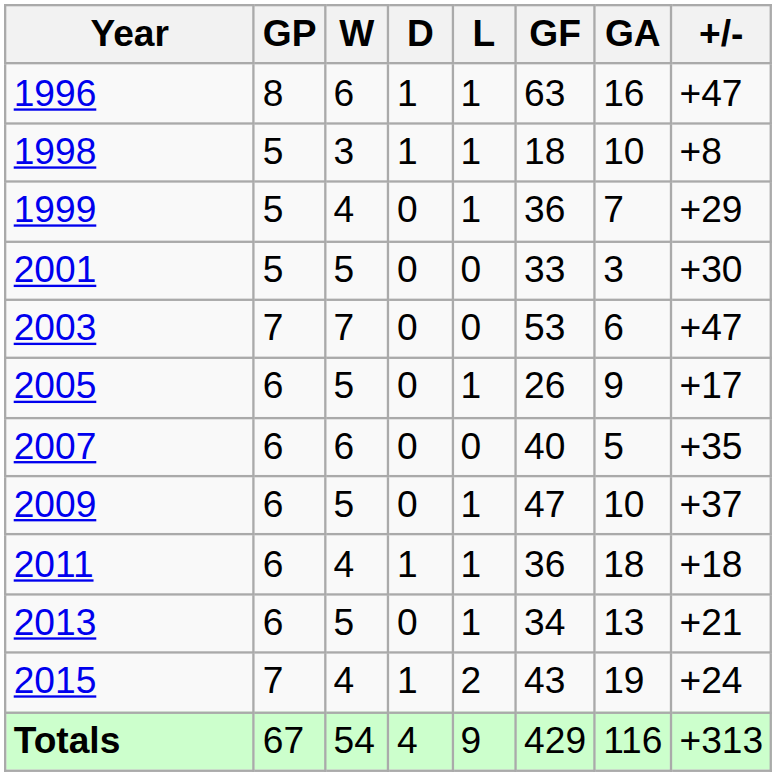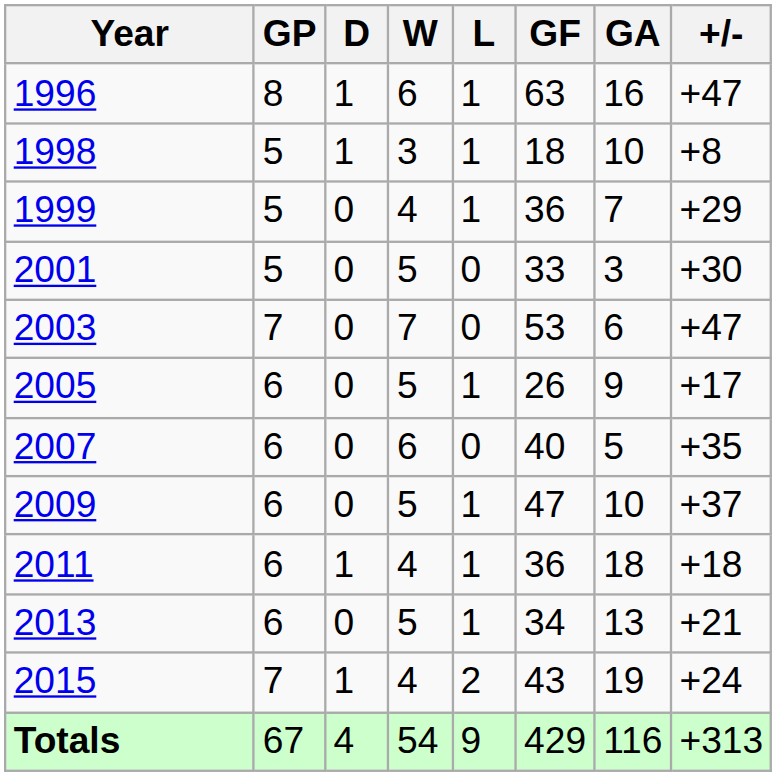columns swapped: (357, 33) <-> (420, 33)
